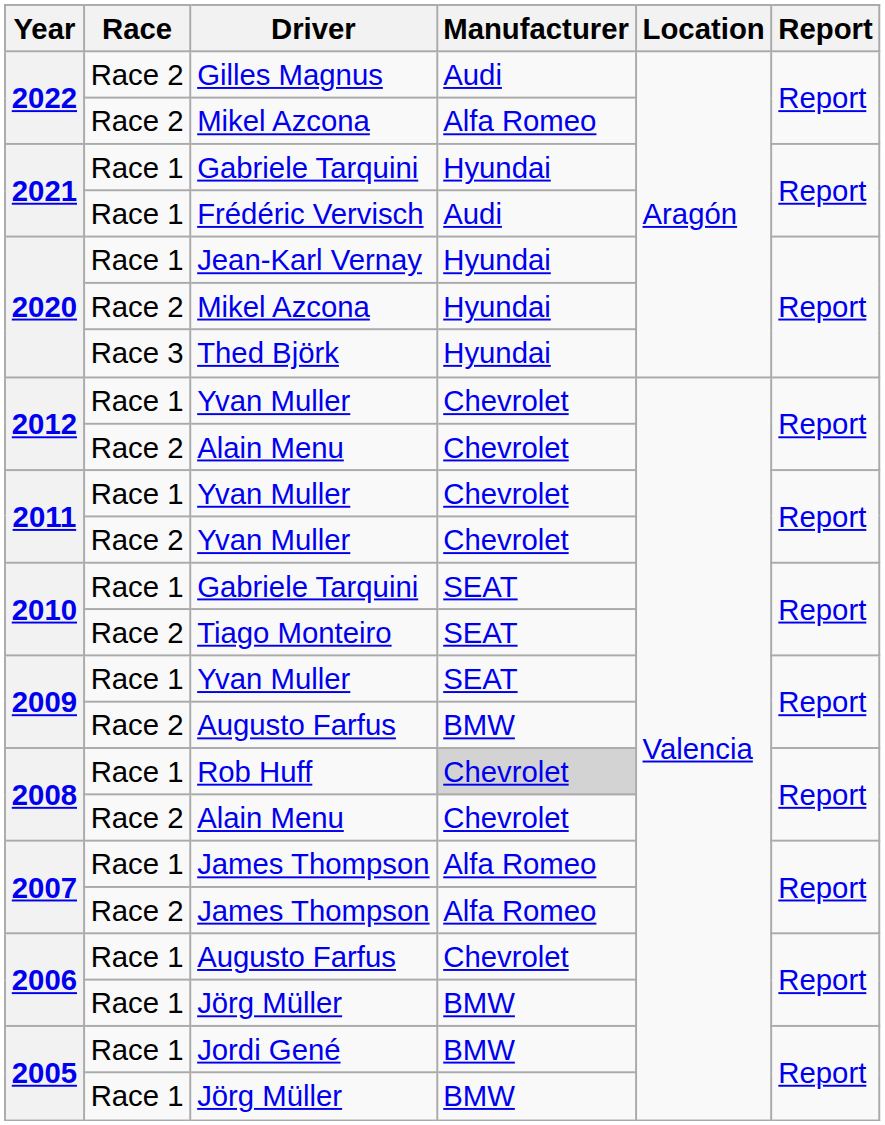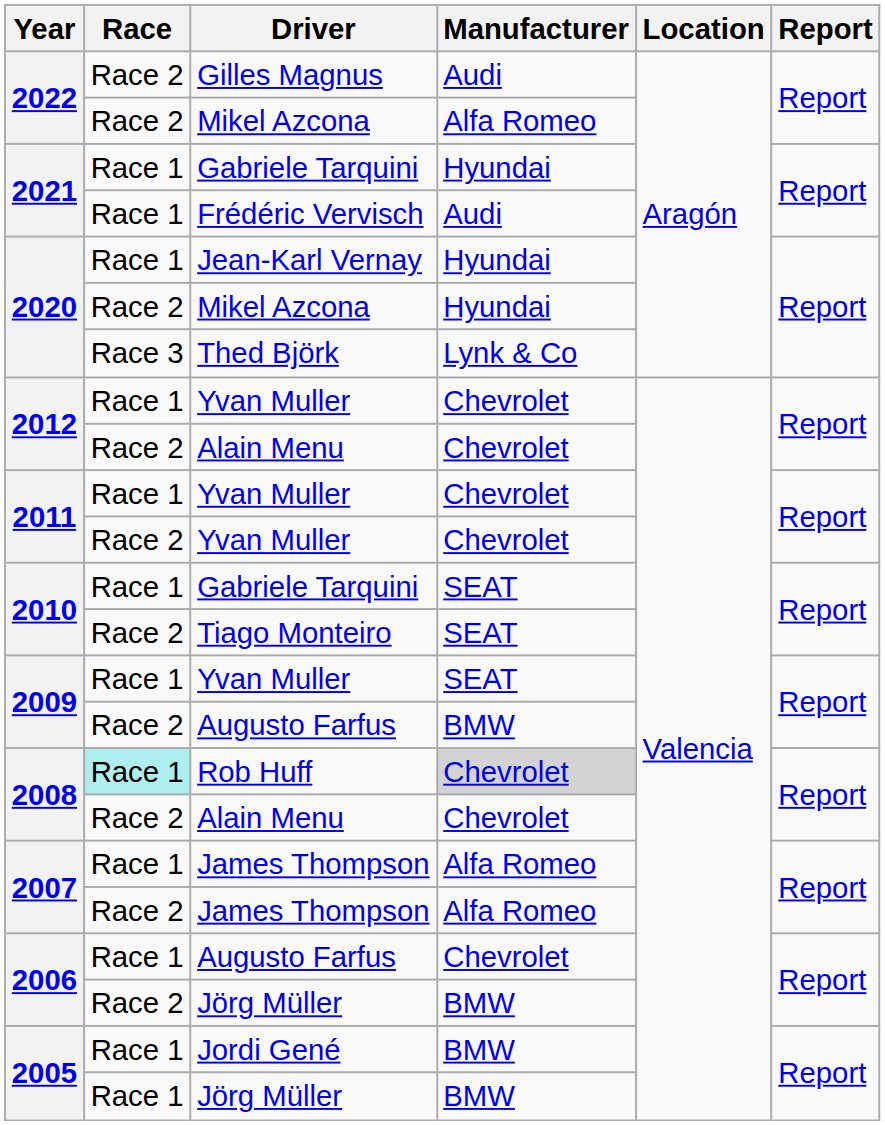(497, 353) Hyundai -> (510, 353) Lynk & Co
(137, 771) no background -> (137, 771) paleturquoise background
(137, 1004) Race 1 -> (137, 1004) Race 2
